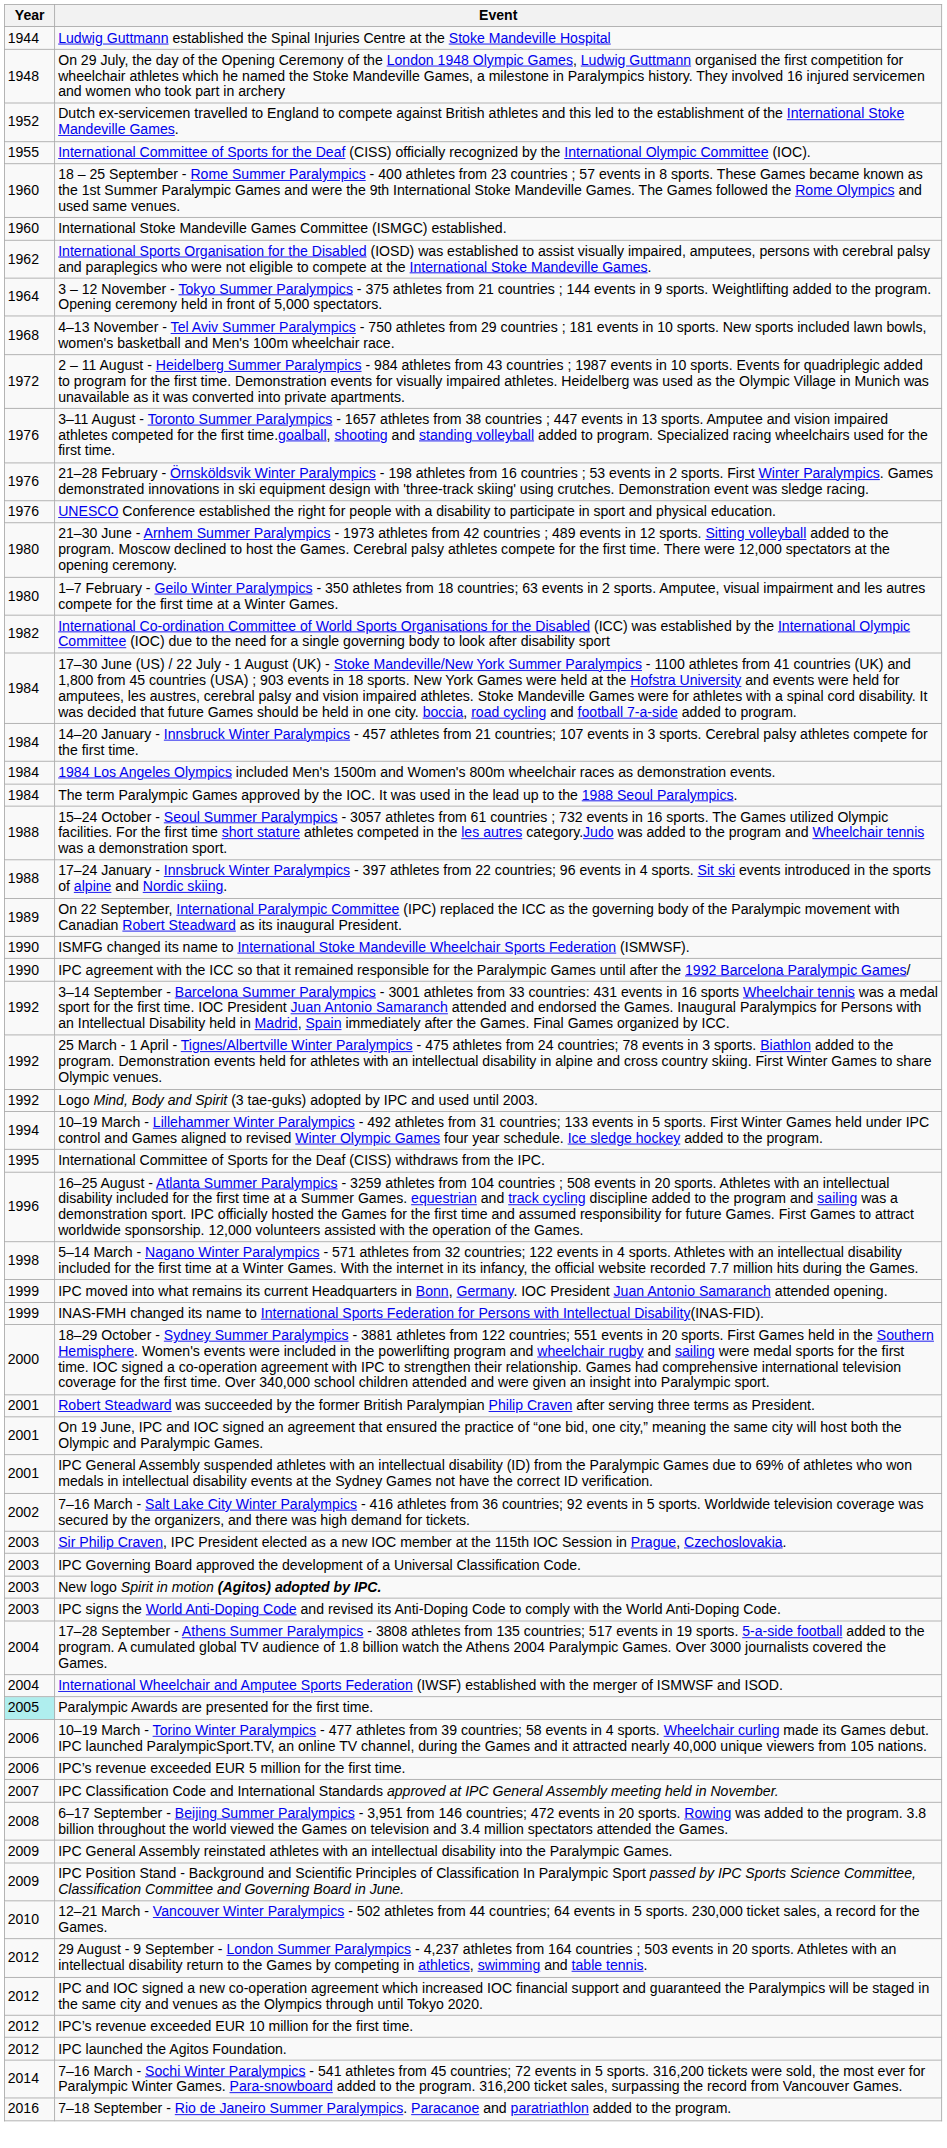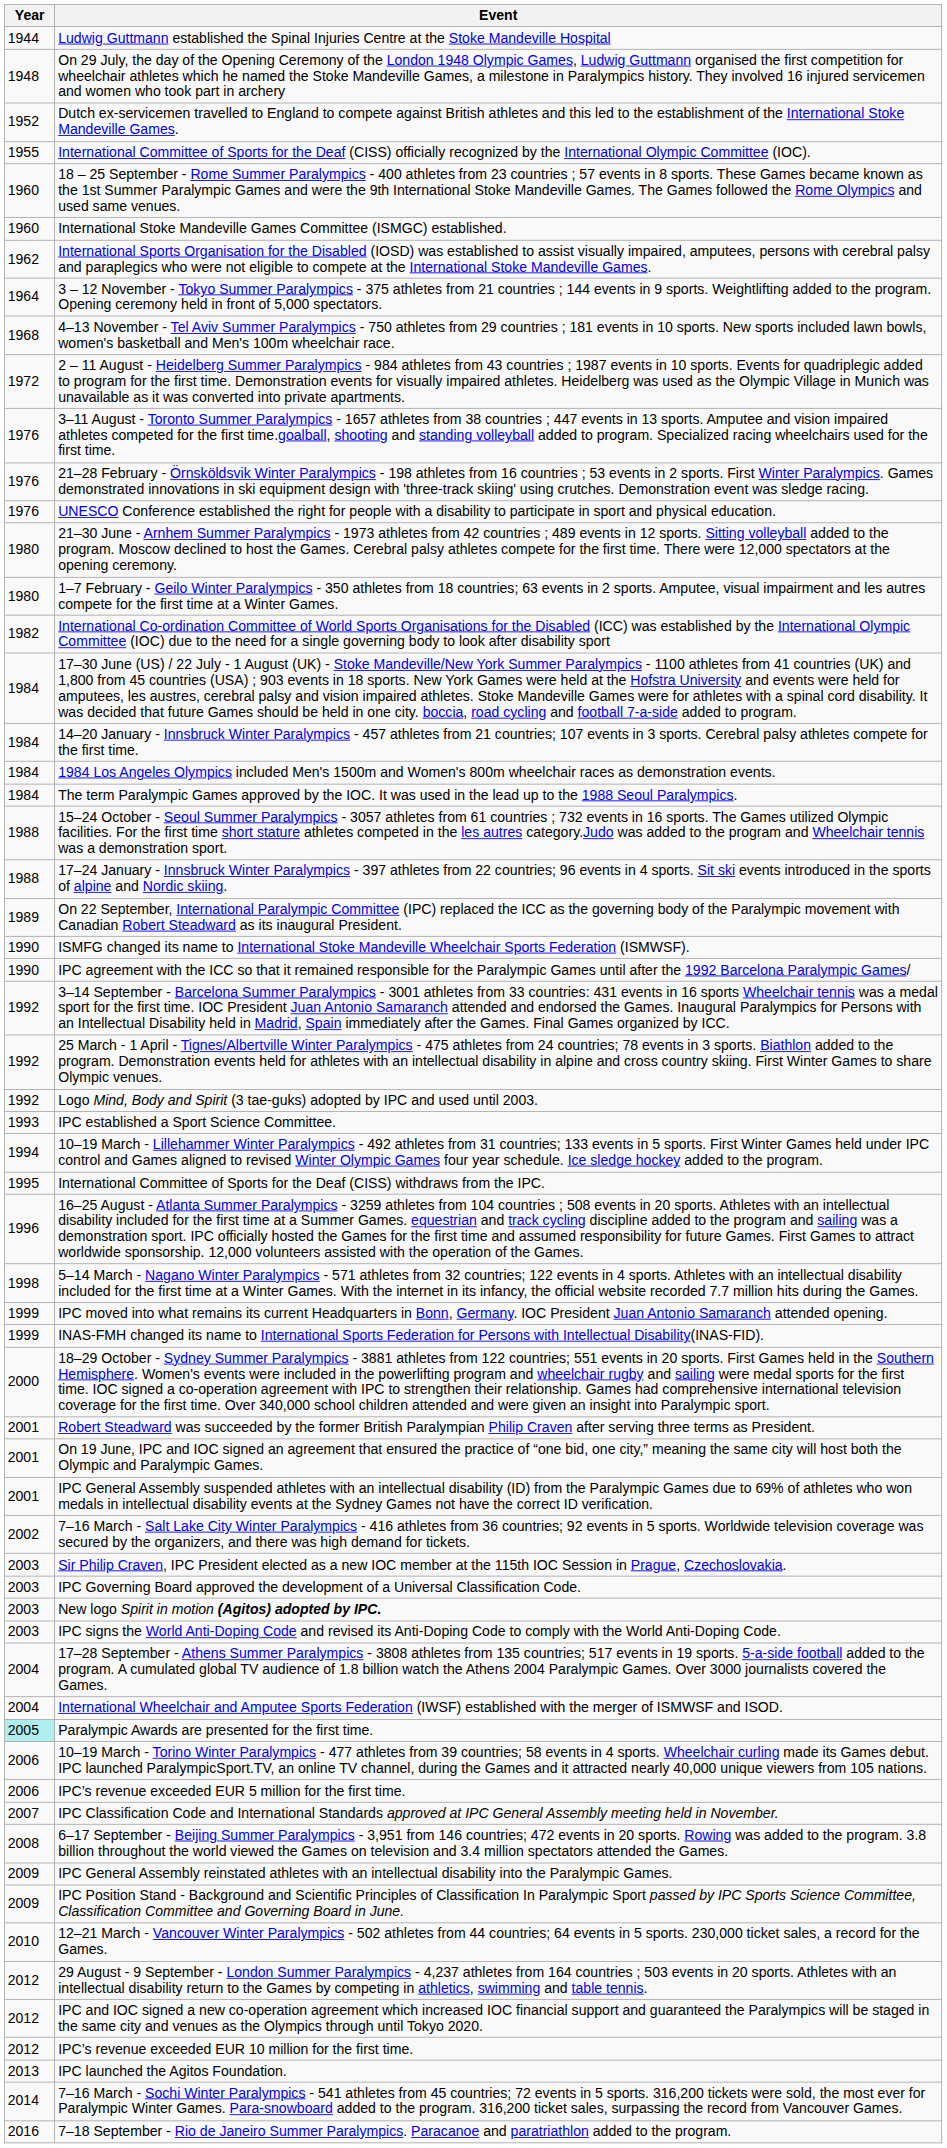+ row: (197, 1122)
(23, 2048) 2012 -> (23, 2071) 2013
